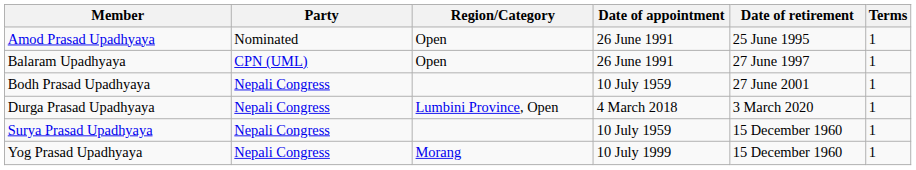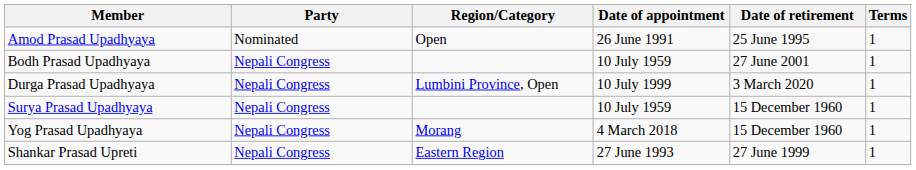- row: (67, 61)
(637, 107) 4 March 2018 -> (634, 84) 10 July 1999
(634, 152) 10 July 1999 -> (637, 130) 4 March 2018
+ row: (73, 152)
